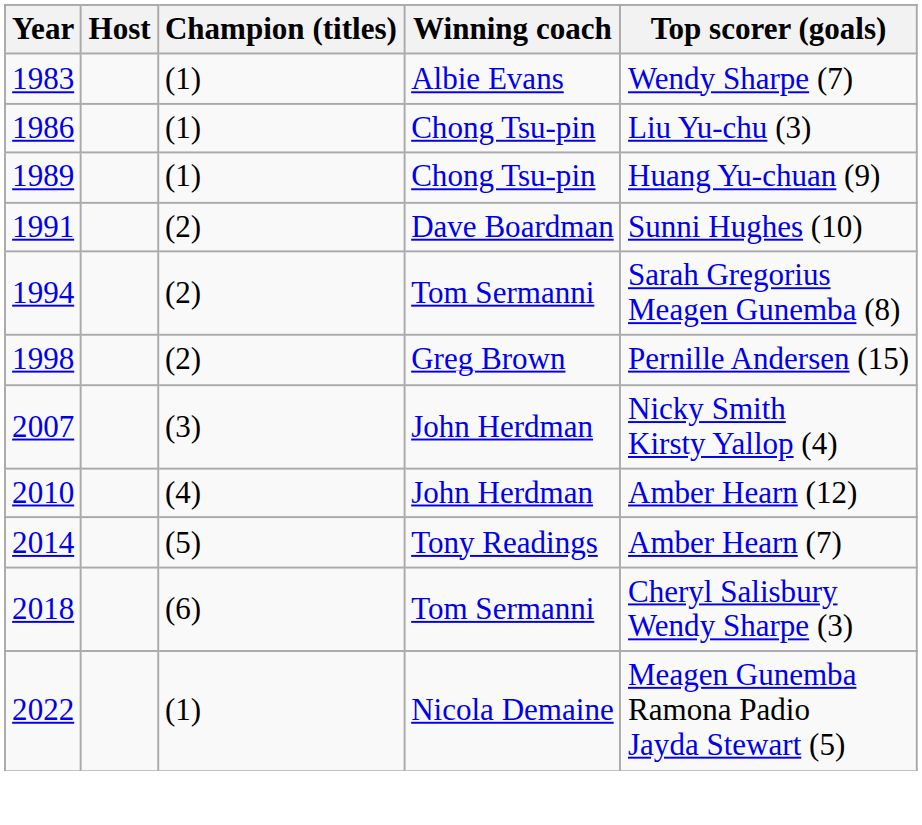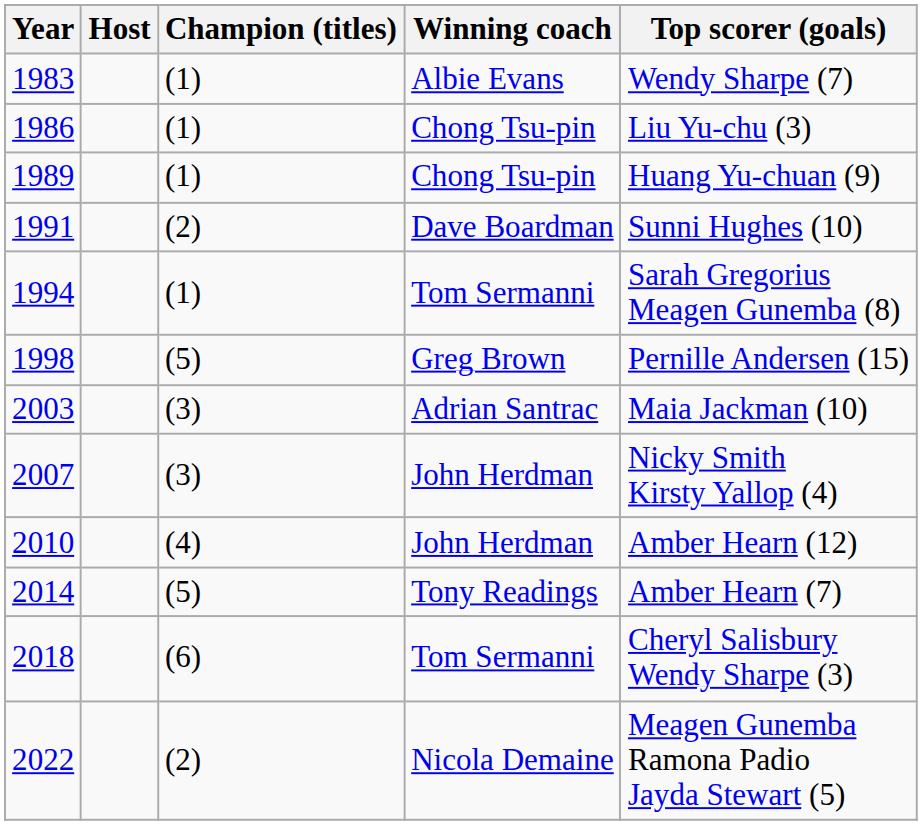(183, 292) (2) -> (183, 292) (1)
(183, 359) (2) -> (183, 359) (5)
+ row: (43, 408)
(183, 710) (1) -> (183, 759) (2)
